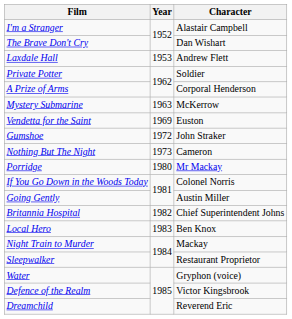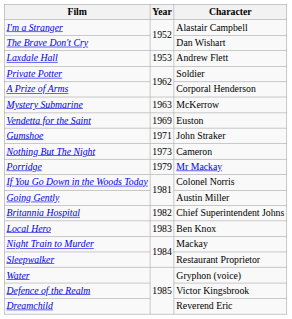(162, 136) 1972 -> (162, 136) 1971
(162, 167) 1980 -> (162, 167) 1979
